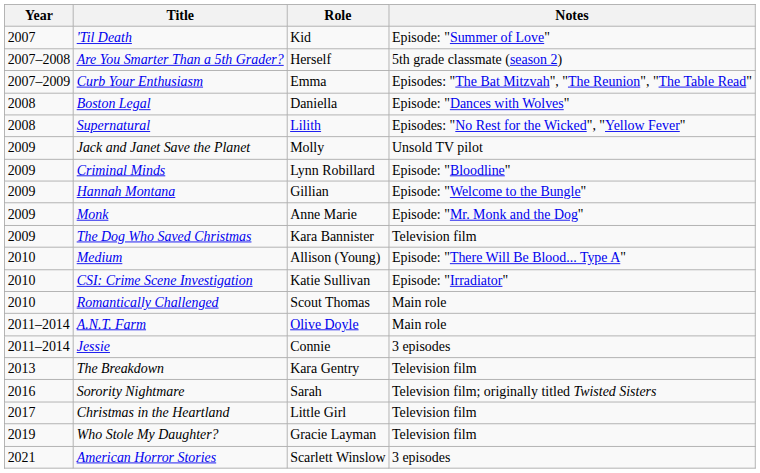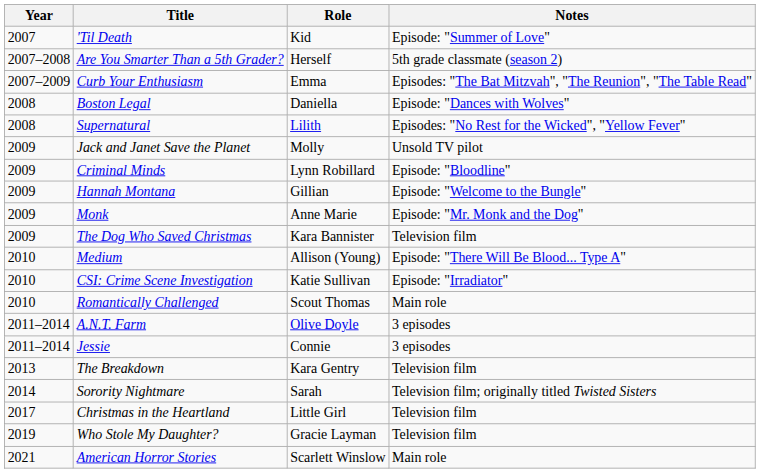(419, 324) Main role -> (421, 324) 3 episodes
(22, 390) 2016 -> (22, 390) 2014
(421, 457) 3 episodes -> (419, 457) Main role
